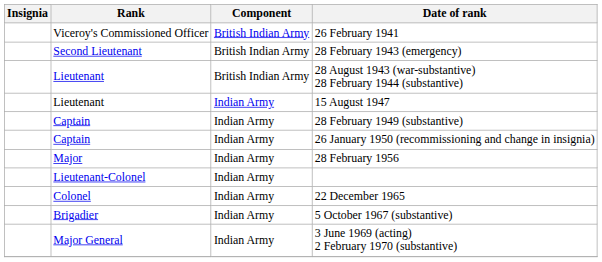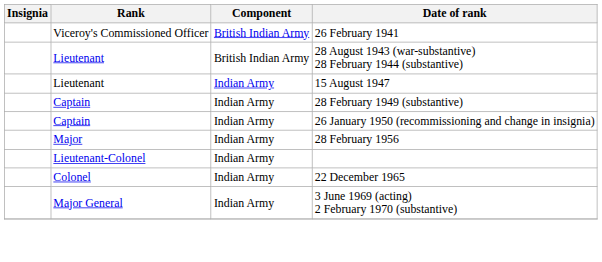- row: (98, 51)
- row: (76, 214)
